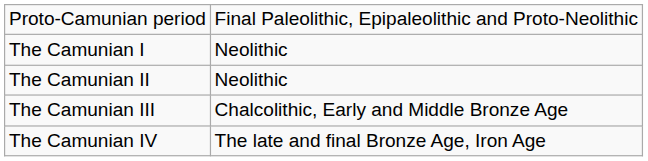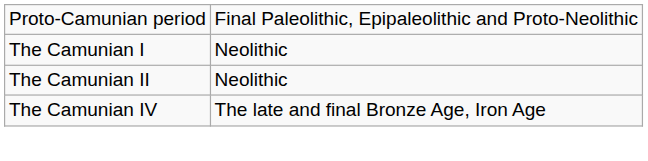- row: (82, 110)
